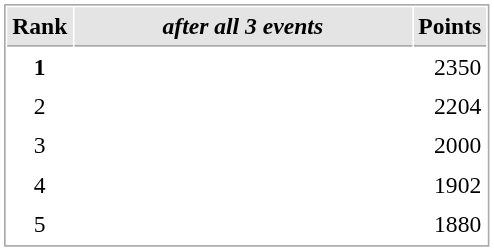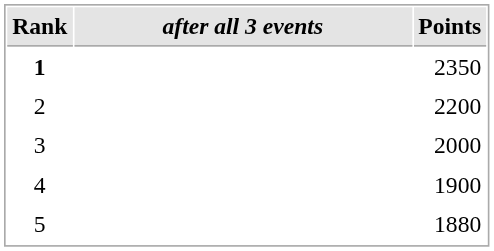(458, 106) 2204 -> (458, 106) 2200
(458, 184) 1902 -> (458, 184) 1900
